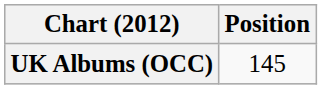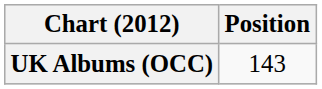(267, 63) 145 -> (267, 63) 143
